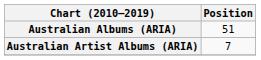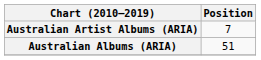rows swapped: (103, 30) <-> (103, 46)
